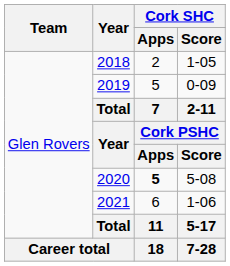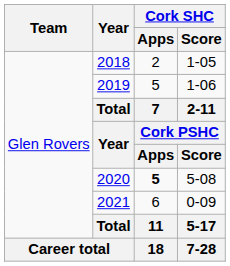(201, 86) 0-09 -> (201, 86) 1-06
(201, 202) 1-06 -> (201, 202) 0-09
